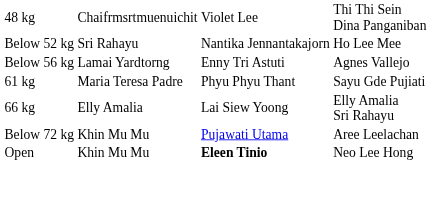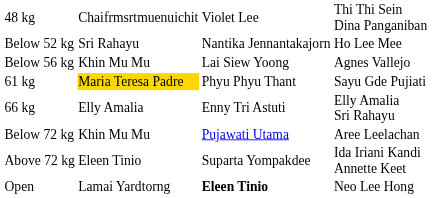(124, 62) Lamai Yardtorng -> (114, 62) Khin Mu Mu
(243, 62) Enny Tri Astuti -> (245, 62) Lai Siew Yoong
(130, 81) no background -> (131, 81) gold background
(245, 108) Lai Siew Yoong -> (244, 108) Enny Tri Astuti
+ row: (40, 160)
(113, 153) Khin Mu Mu -> (124, 187) Lamai Yardtorng
